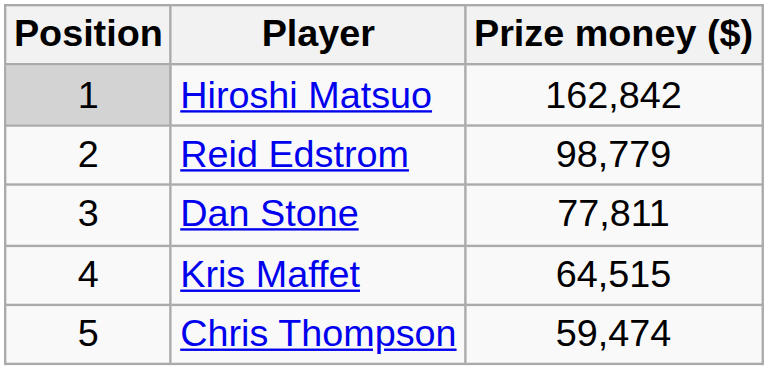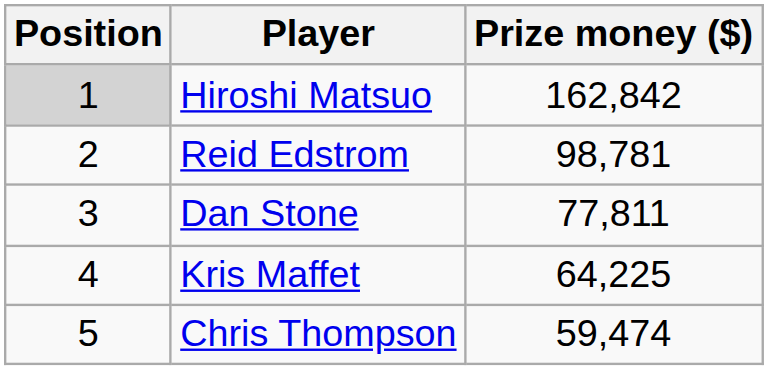(614, 154) 98,779 -> (614, 154) 98,781
(614, 273) 64,515 -> (614, 273) 64,225
